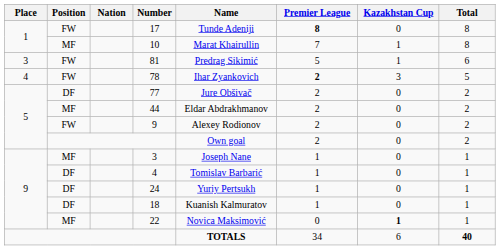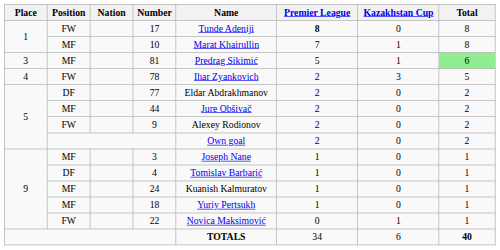(69, 60) FW -> (69, 60) MF
(467, 60) no background -> (467, 60) lightgreen background
(317, 76) bold -> (317, 76) normal
(226, 92) Jure Obšivač -> (226, 92) Eldar Abdrakhmanov
(226, 108) Eldar Abdrakhmanov -> (226, 108) Jure Obšivač
(69, 189) DF -> (69, 189) MF
(226, 189) Yuriy Pertsukh -> (226, 189) Kuanish Kalmuratov
(69, 205) DF -> (69, 205) MF
(226, 205) Kuanish Kalmuratov -> (226, 205) Yuriy Pertsukh
(69, 221) MF -> (69, 221) FW
(398, 221) bold -> (398, 221) normal
